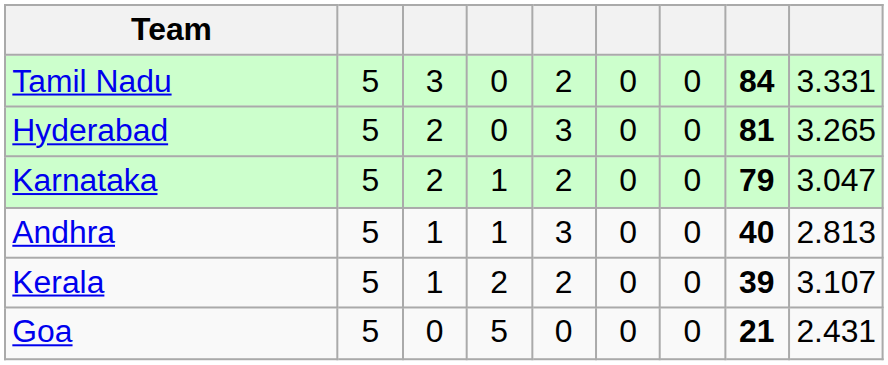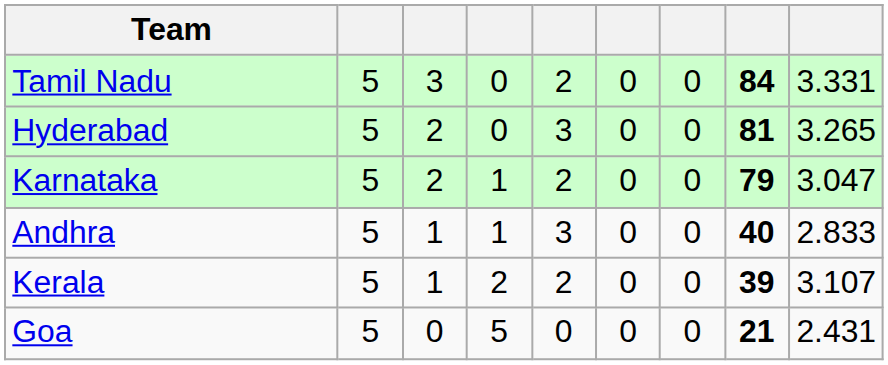(836, 231) 2.813 -> (836, 231) 2.833
